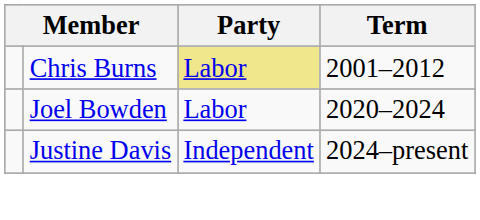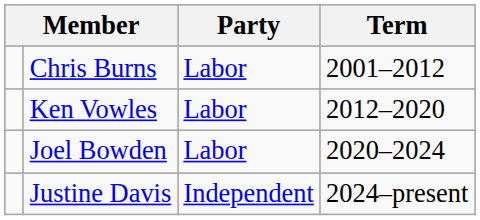(215, 67) khaki background -> (215, 67) no background
+ row: (93, 109)
